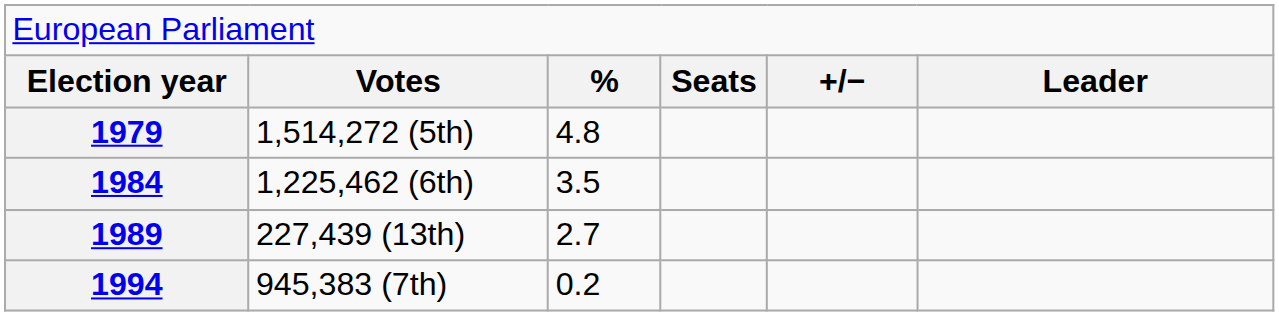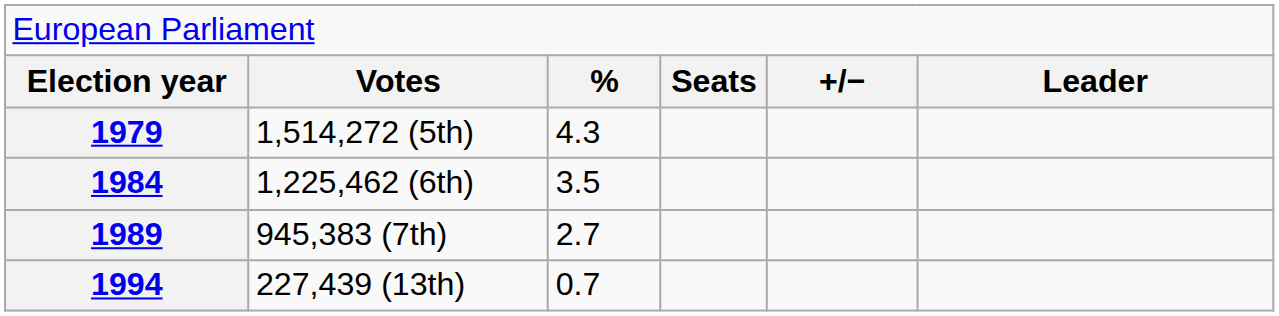(578, 132) 4.8 -> (578, 132) 4.3
(361, 234) 227,439 (13th) -> (352, 234) 945,383 (7th)
(352, 285) 945,383 (7th) -> (361, 285) 227,439 (13th)
(578, 285) 0.2 -> (578, 285) 0.7
